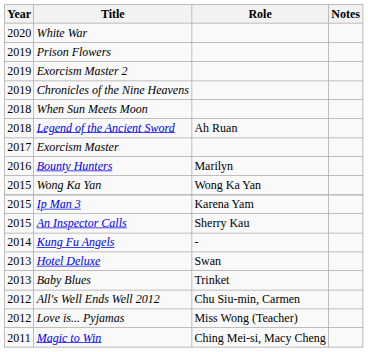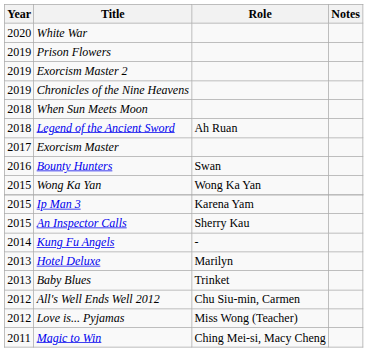(214, 166) Marilyn -> (208, 166) Swan
(208, 261) Swan -> (214, 261) Marilyn
